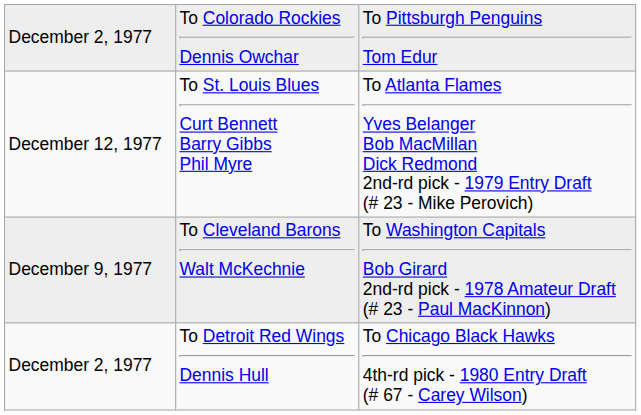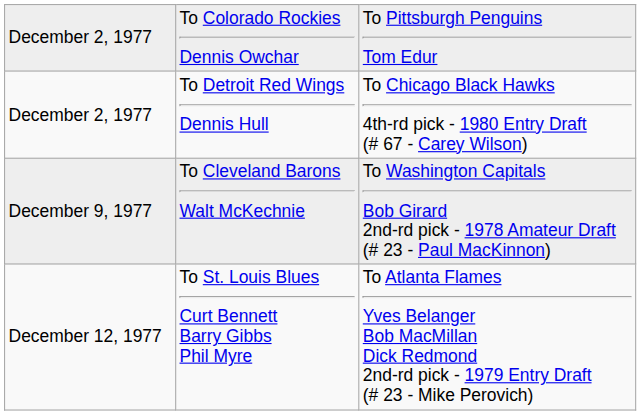rows swapped: (80, 366) <-> (85, 144)
